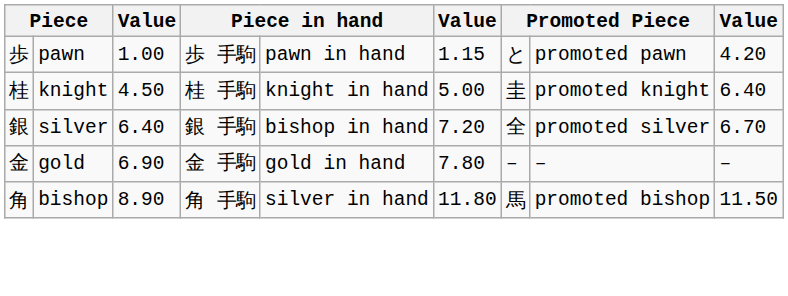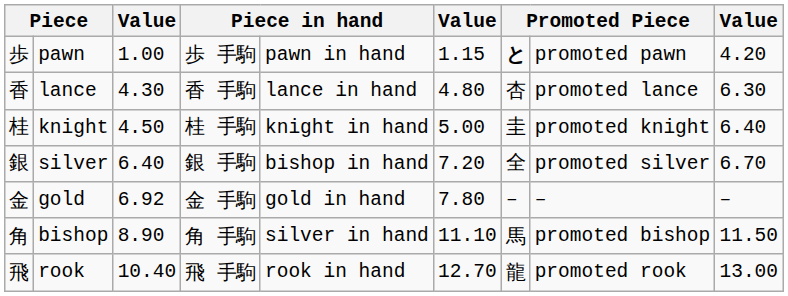(516, 55) normal -> (516, 55) bold
+ row: (67, 91)
(141, 164) 6.90 -> (141, 200) 6.92
(467, 200) 11.80 -> (467, 236) 11.10
+ row: (62, 272)
